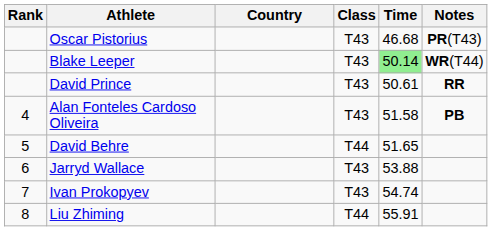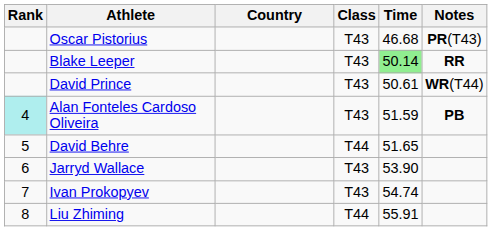(454, 61) WR(T44) -> (454, 61) RR
(454, 84) RR -> (454, 84) WR(T44)
(25, 115) no background -> (25, 115) paleturquoise background
(400, 115) 51.58 -> (400, 115) 51.59
(400, 169) 53.88 -> (400, 169) 53.90
